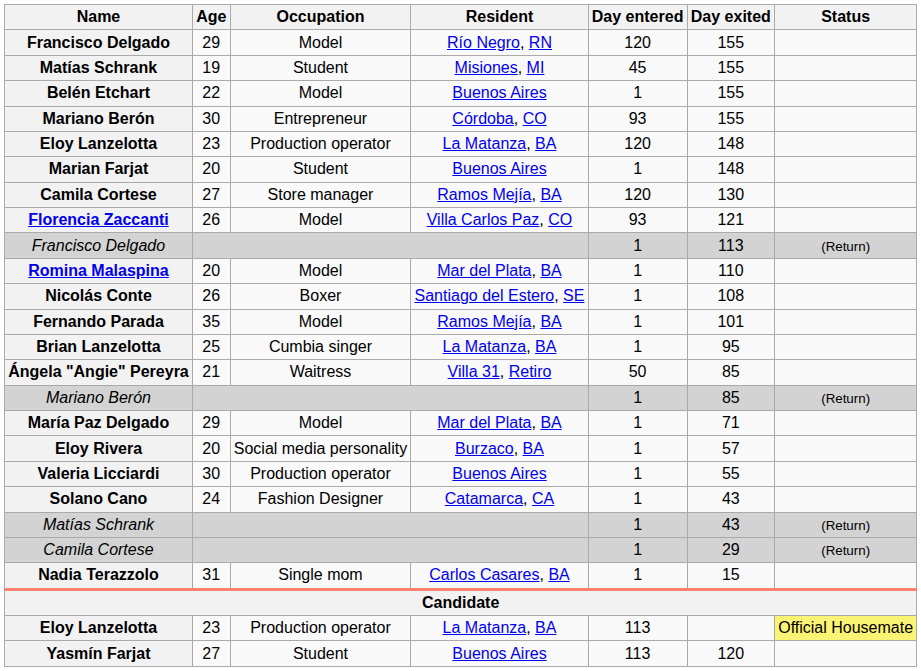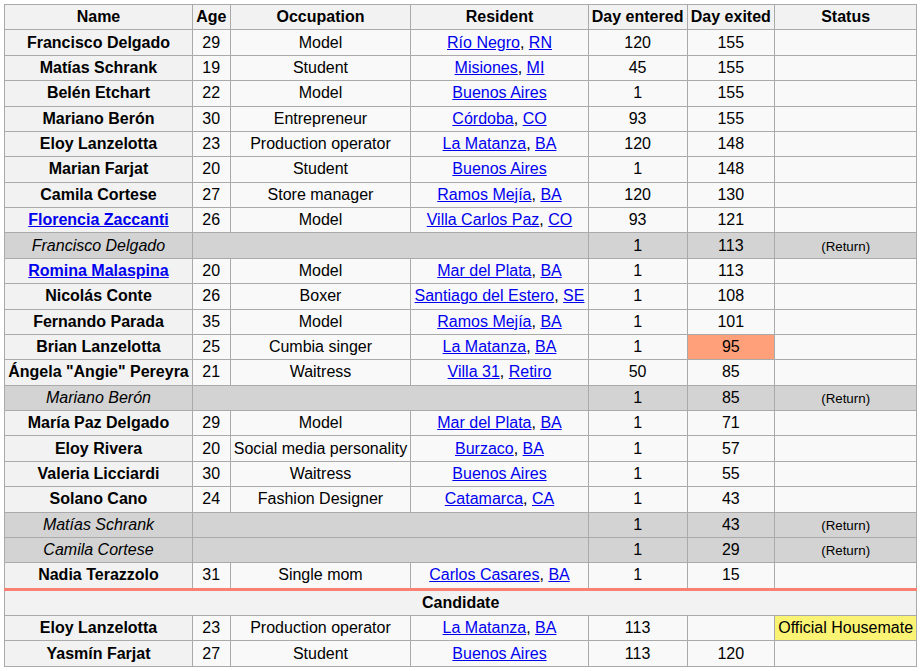(731, 270) 110 -> (731, 270) 113
(731, 347) no background -> (731, 347) lightsalmon background
(320, 473) Production operator -> (320, 473) Waitress
